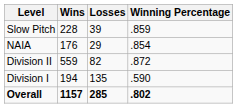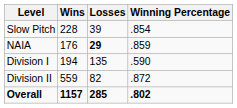(140, 29) .859 -> (140, 29) .854
(95, 45) normal -> (95, 45) bold
(140, 45) .854 -> (140, 45) .859
rows swapped: (29, 62) <-> (28, 78)
